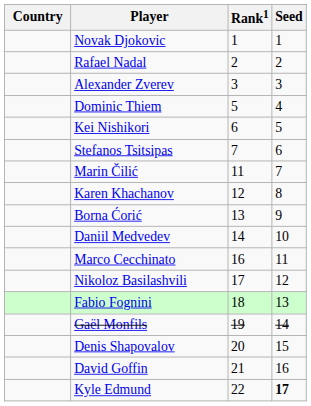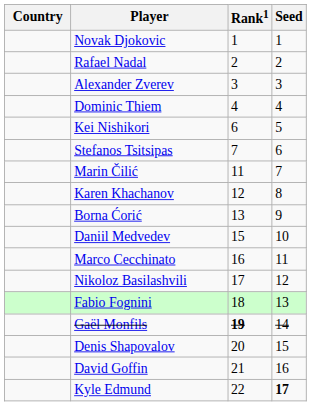(234, 106) 5 -> (234, 106) 4
(238, 237) 14 -> (238, 237) 15
(238, 324) normal -> (238, 324) bold
